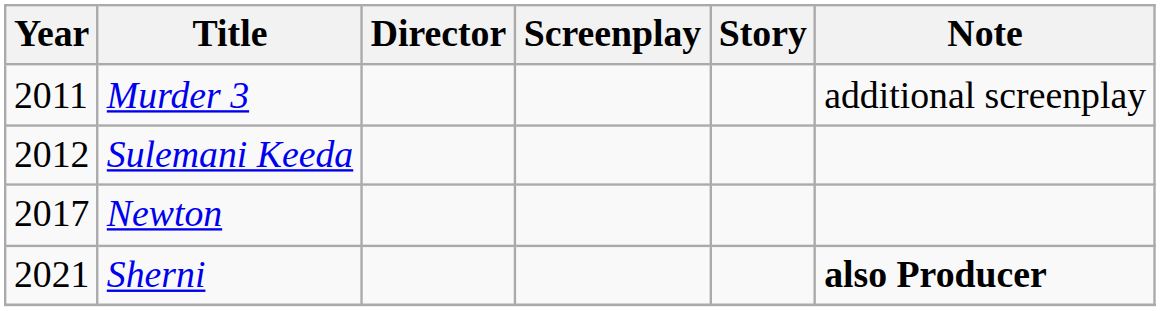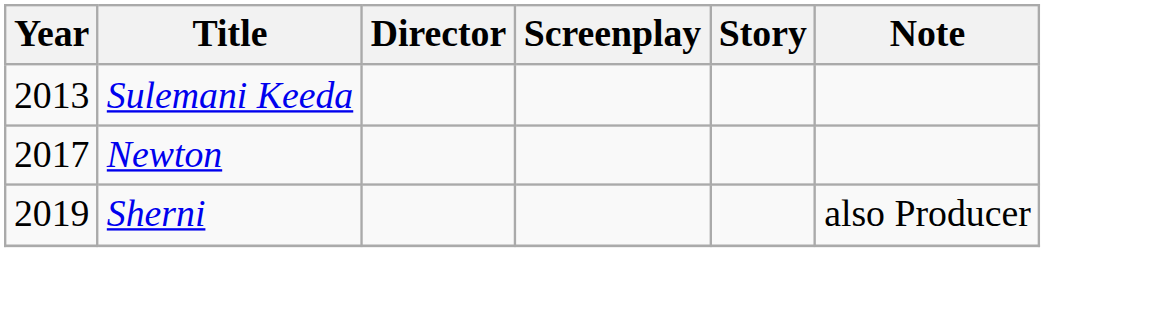- row: (178, 94)
(52, 154) 2012 -> (52, 94) 2013
(52, 273) 2021 -> (52, 214) 2019
(936, 273) bold -> (927, 214) normal
